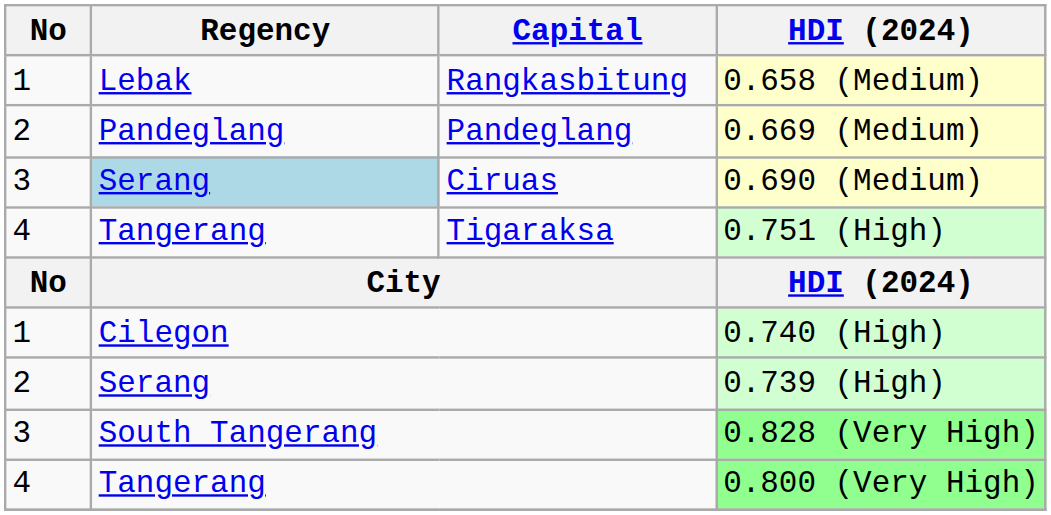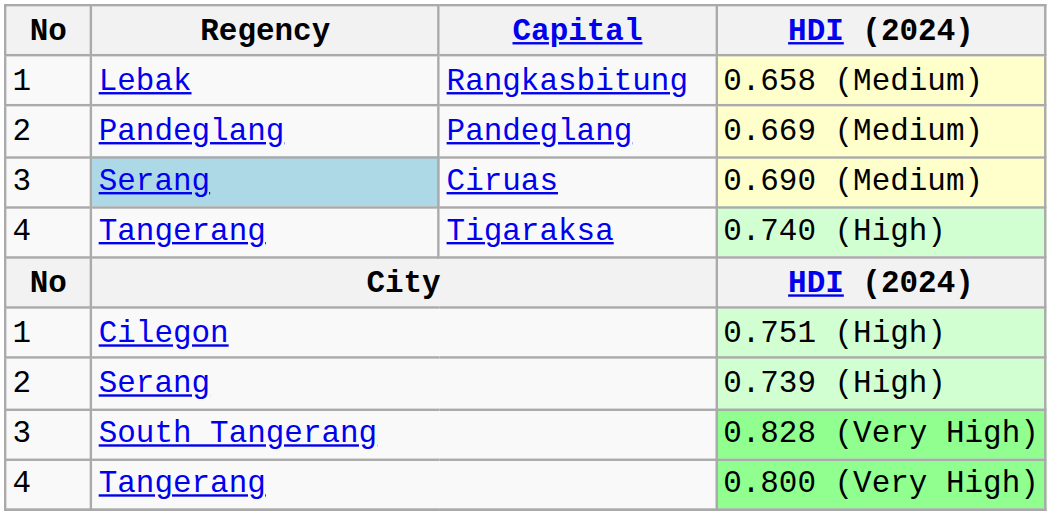(835, 232) 0.751 (High) -> (835, 232) 0.740 (High)
(835, 333) 0.740 (High) -> (835, 333) 0.751 (High)
